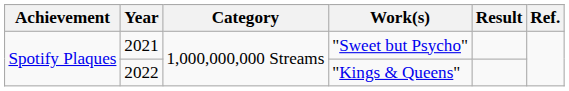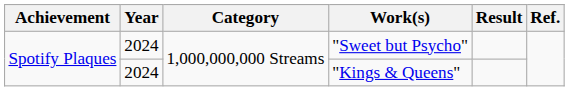(141, 45) 2021 -> (141, 45) 2024
(141, 72) 2022 -> (141, 72) 2024
